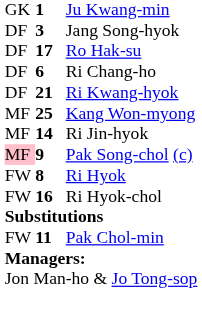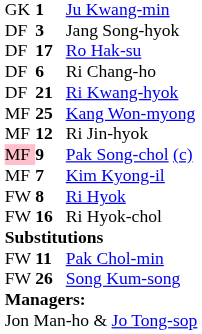(44, 133) 14 -> (44, 133) 12
+ row: (115, 175)
+ row: (123, 278)
